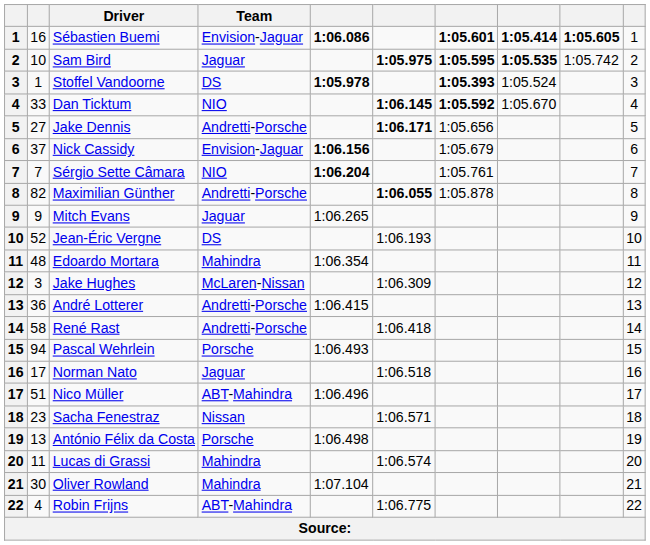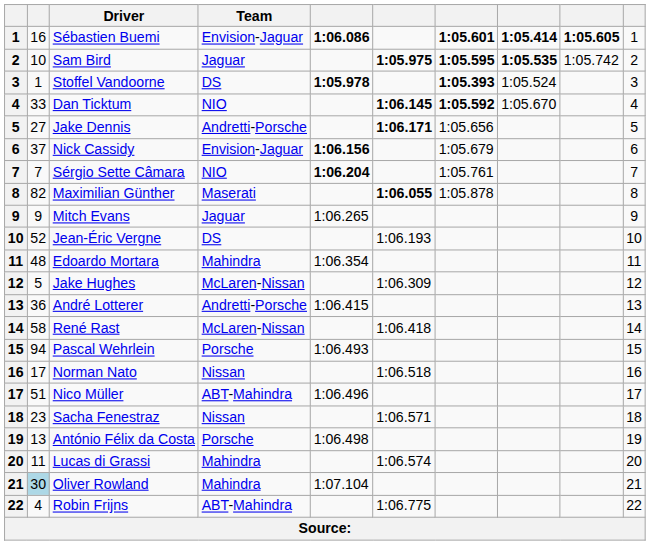(254, 194) Andretti-Porsche -> (229, 194) Maserati
(38, 283) 3 -> (38, 283) 5
(254, 327) Andretti-Porsche -> (253, 327) McLaren-Nissan
(223, 372) Jaguar -> (223, 372) Nissan
(38, 483) no background -> (38, 483) lightblue background
